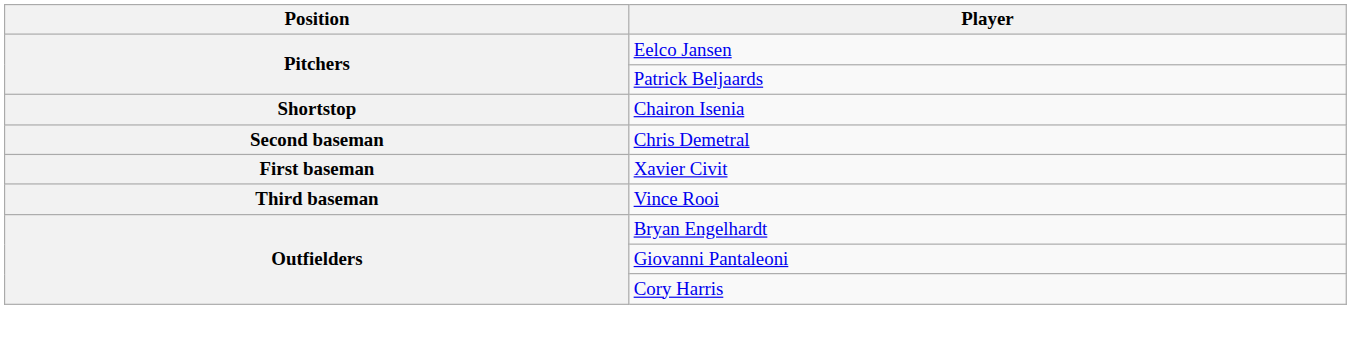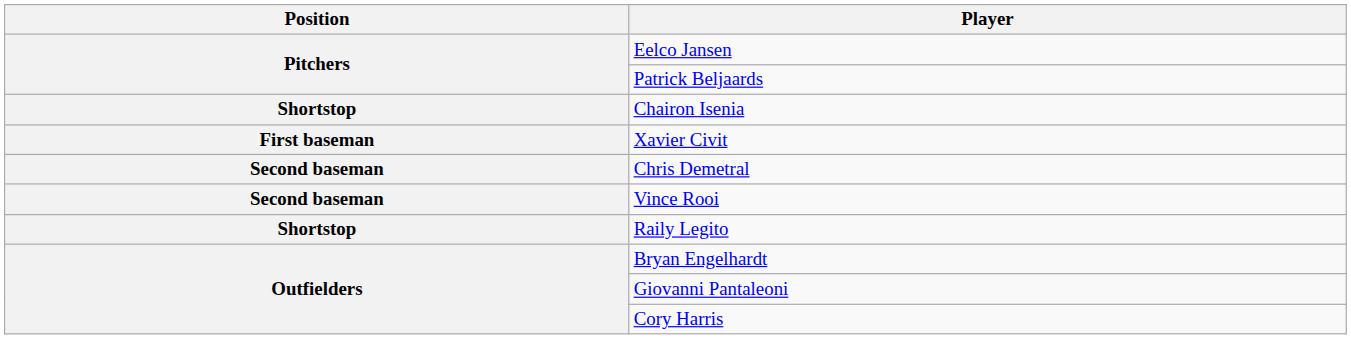rows swapped: (681, 169) <-> (692, 139)
(317, 199) Third baseman -> (317, 199) Second baseman
+ row: (681, 229)
